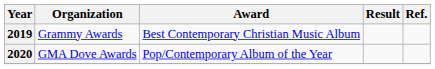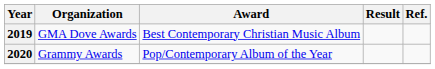(80, 34) Grammy Awards -> (87, 34) GMA Dove Awards
(87, 53) GMA Dove Awards -> (80, 53) Grammy Awards
